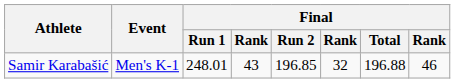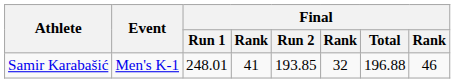(251, 65) 43 -> (251, 65) 41
(296, 65) 196.85 -> (296, 65) 193.85
